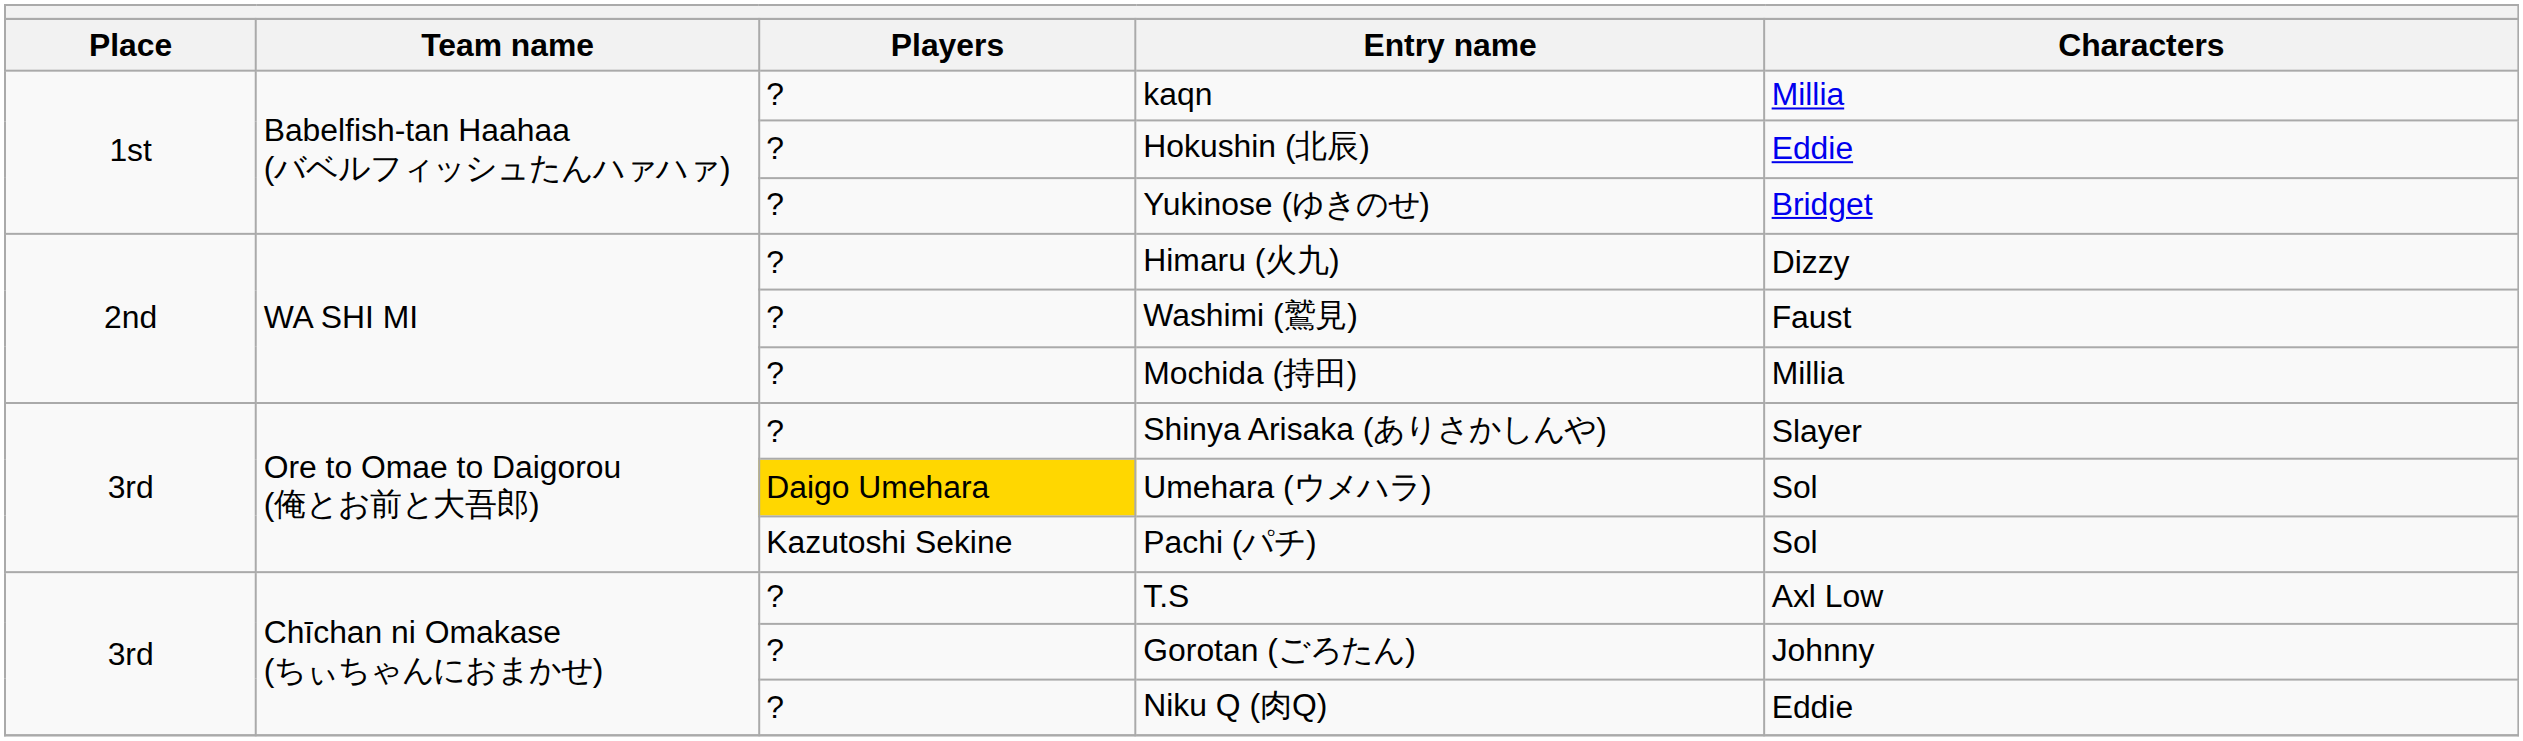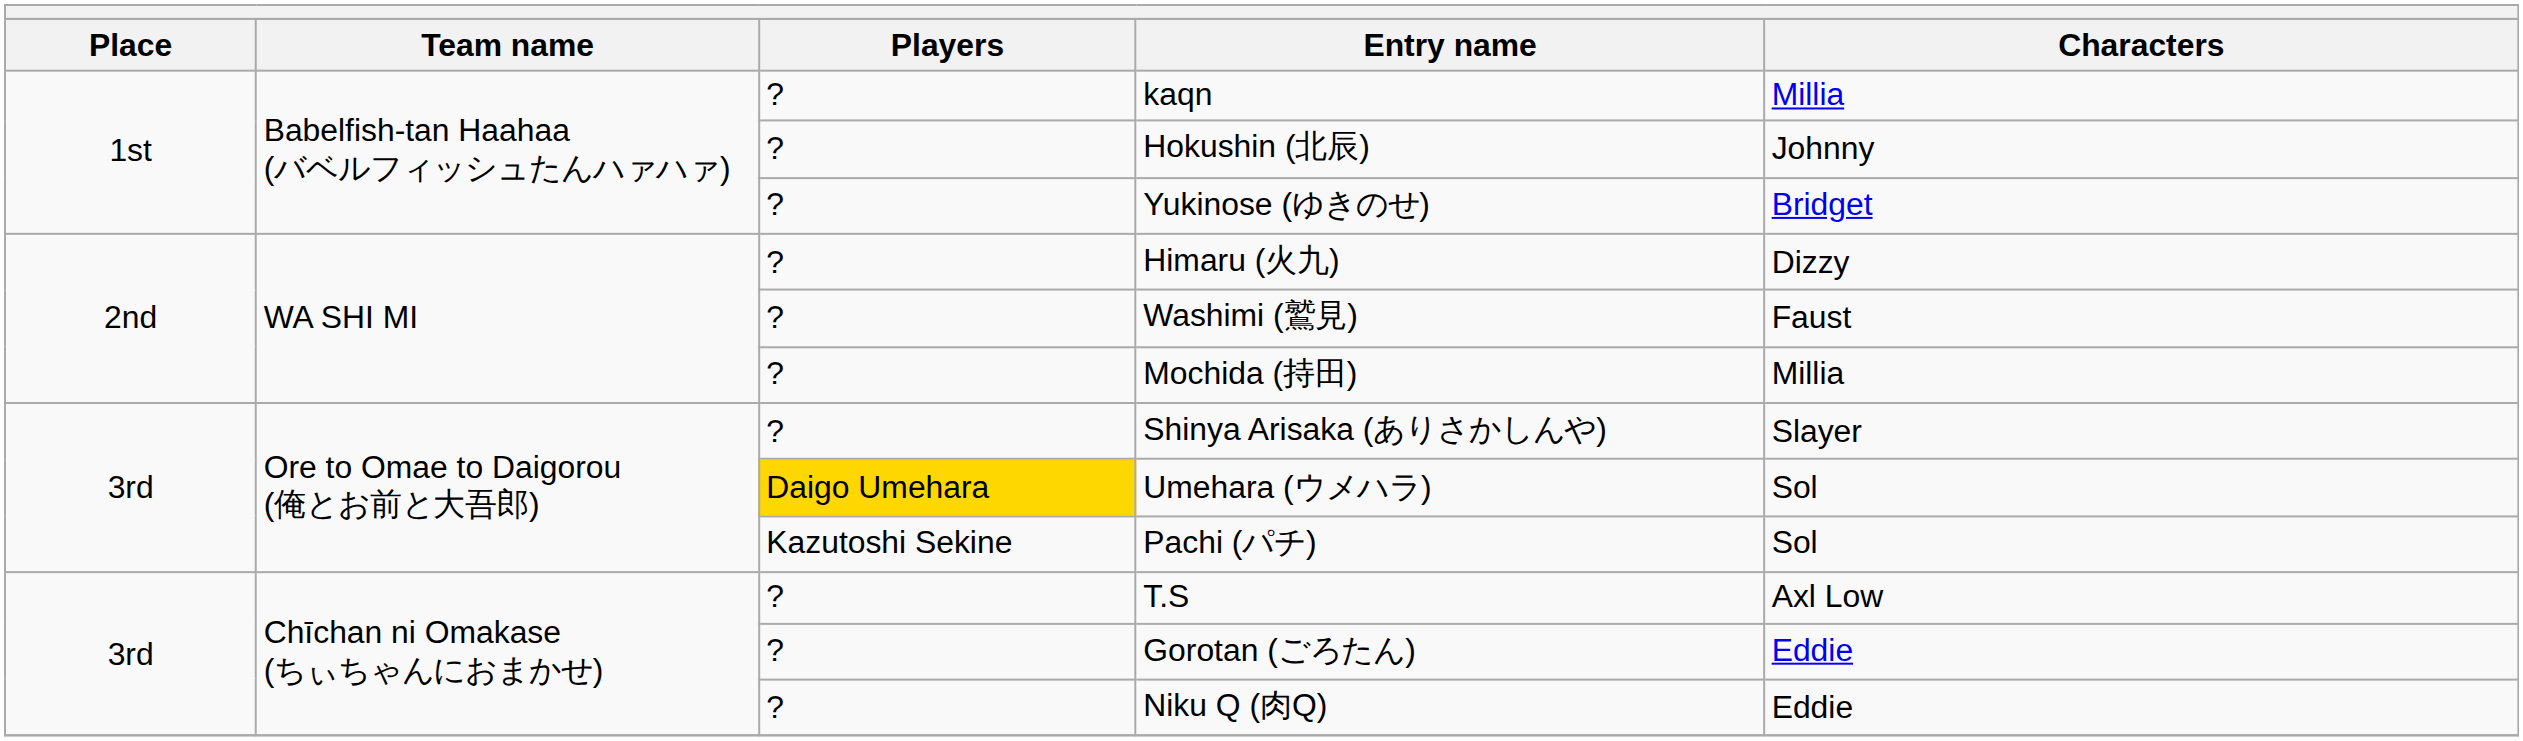(1812, 148) Eddie -> (1823, 148) Johnny
(1823, 650) Johnny -> (1812, 650) Eddie
